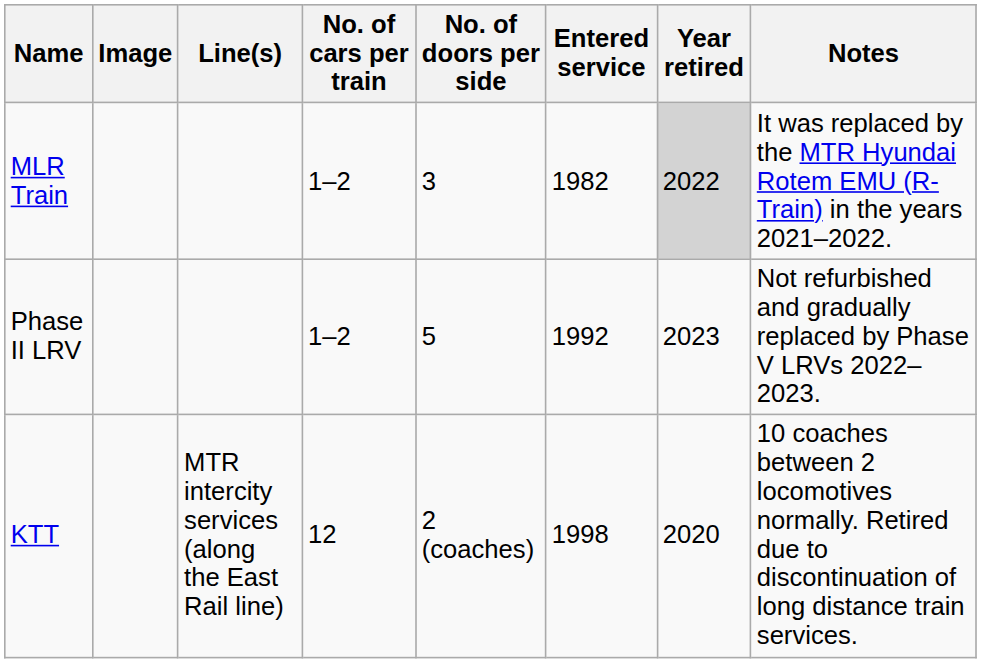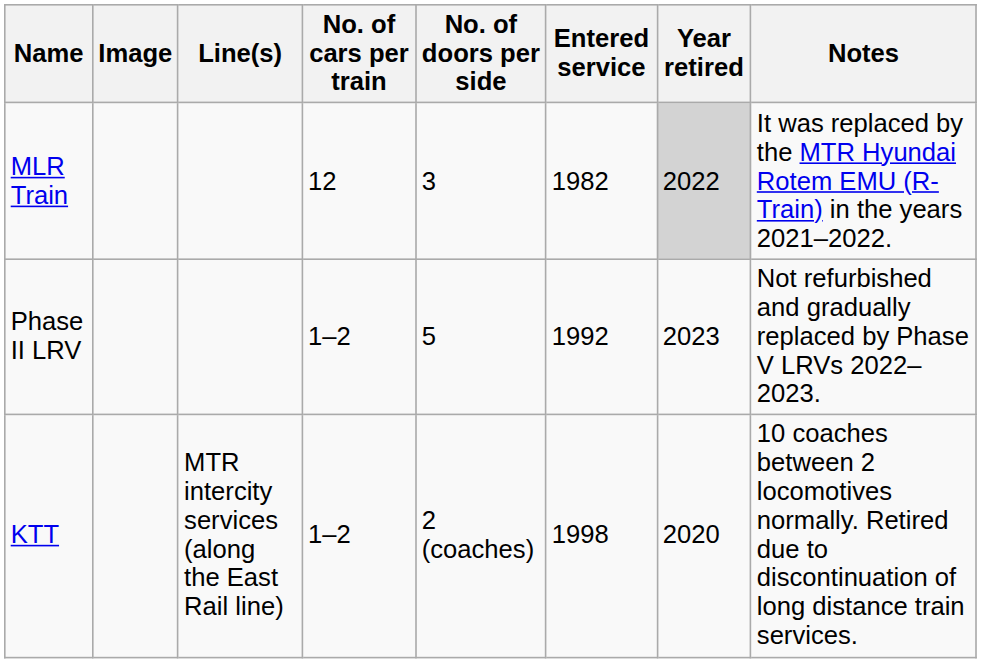(329, 180) 1–2 -> (322, 180) 12
(322, 535) 12 -> (329, 535) 1–2
